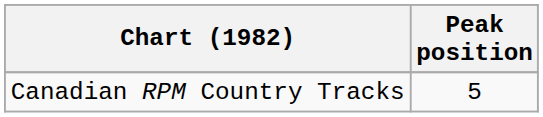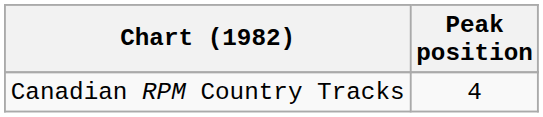(475, 92) 5 -> (475, 92) 4
